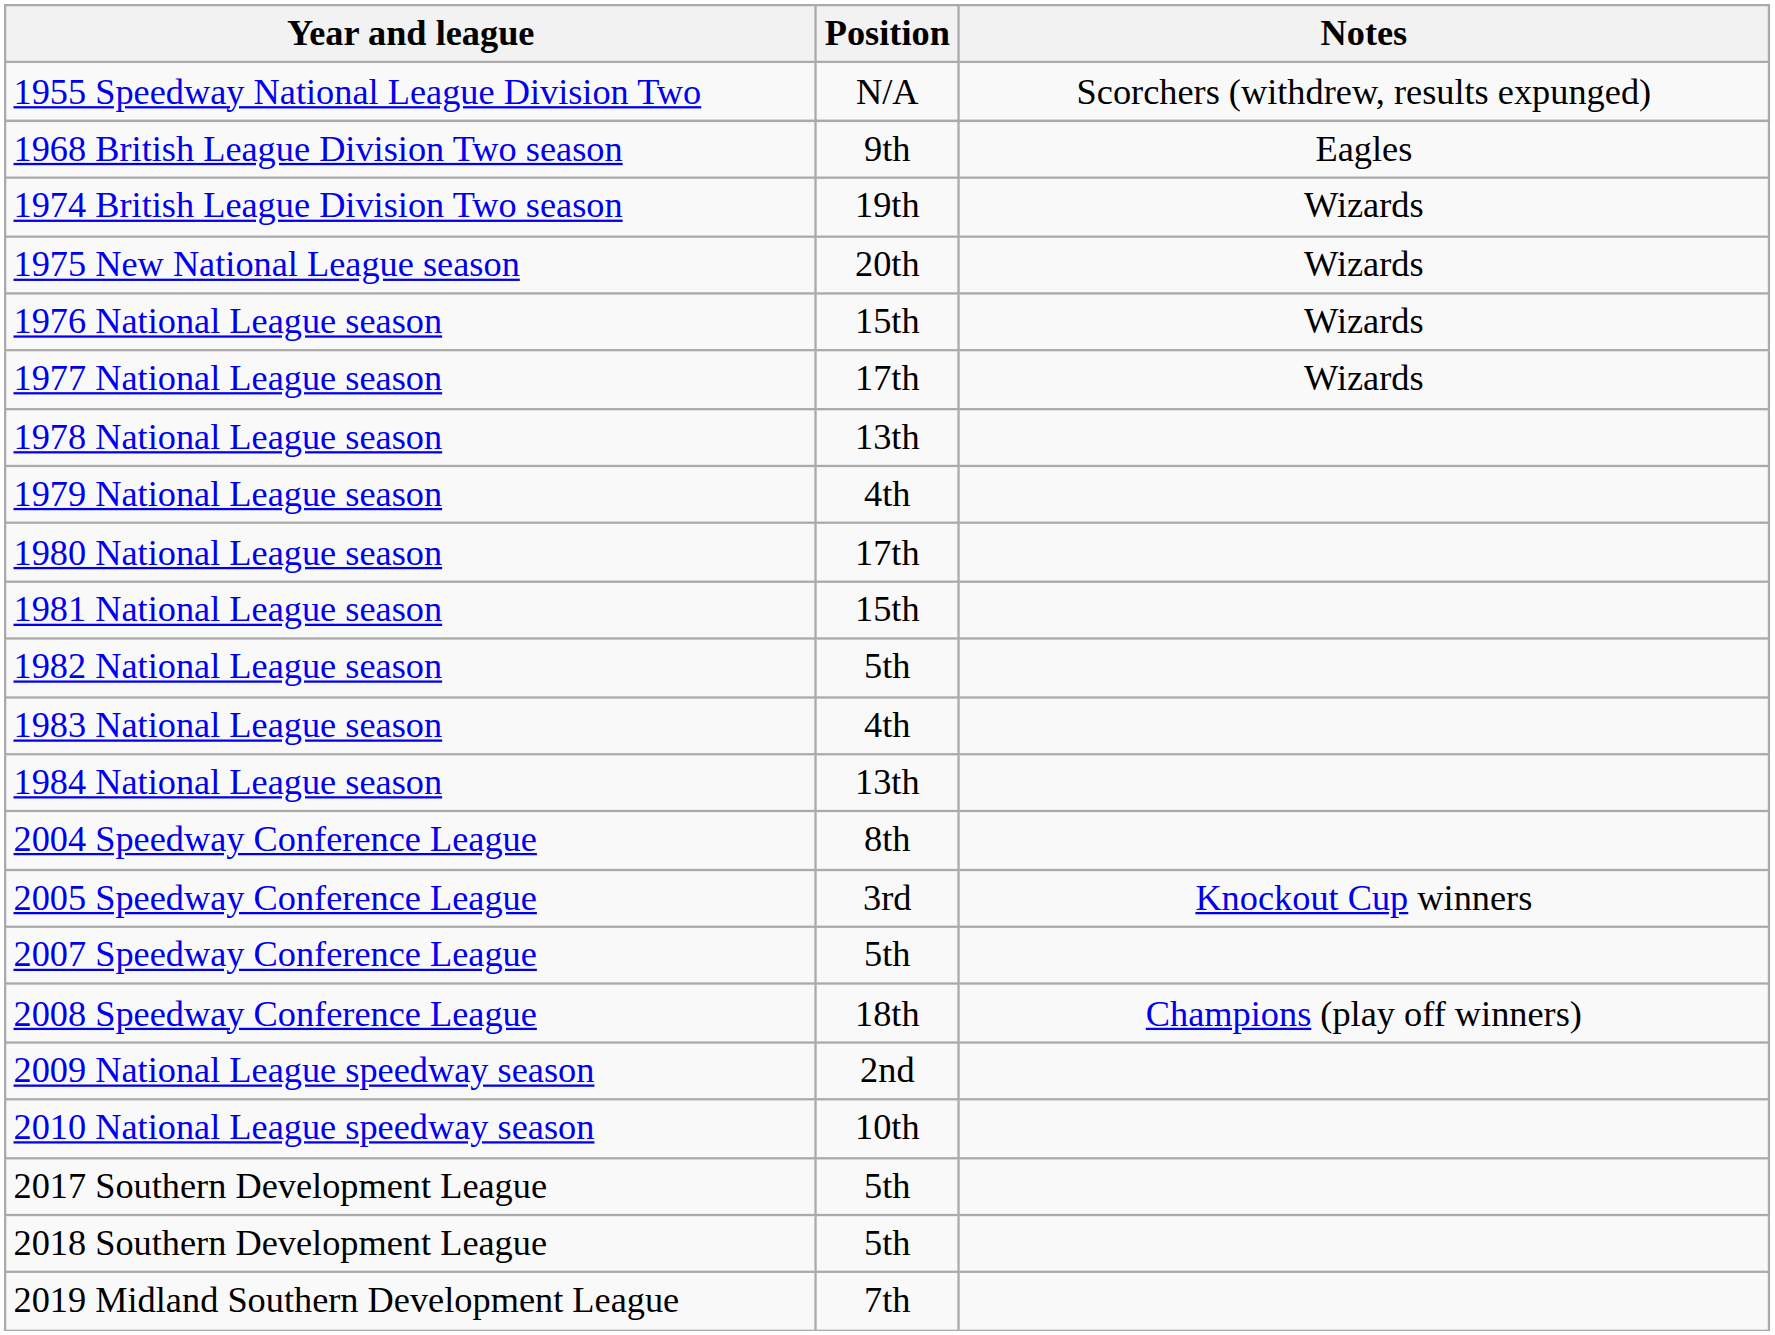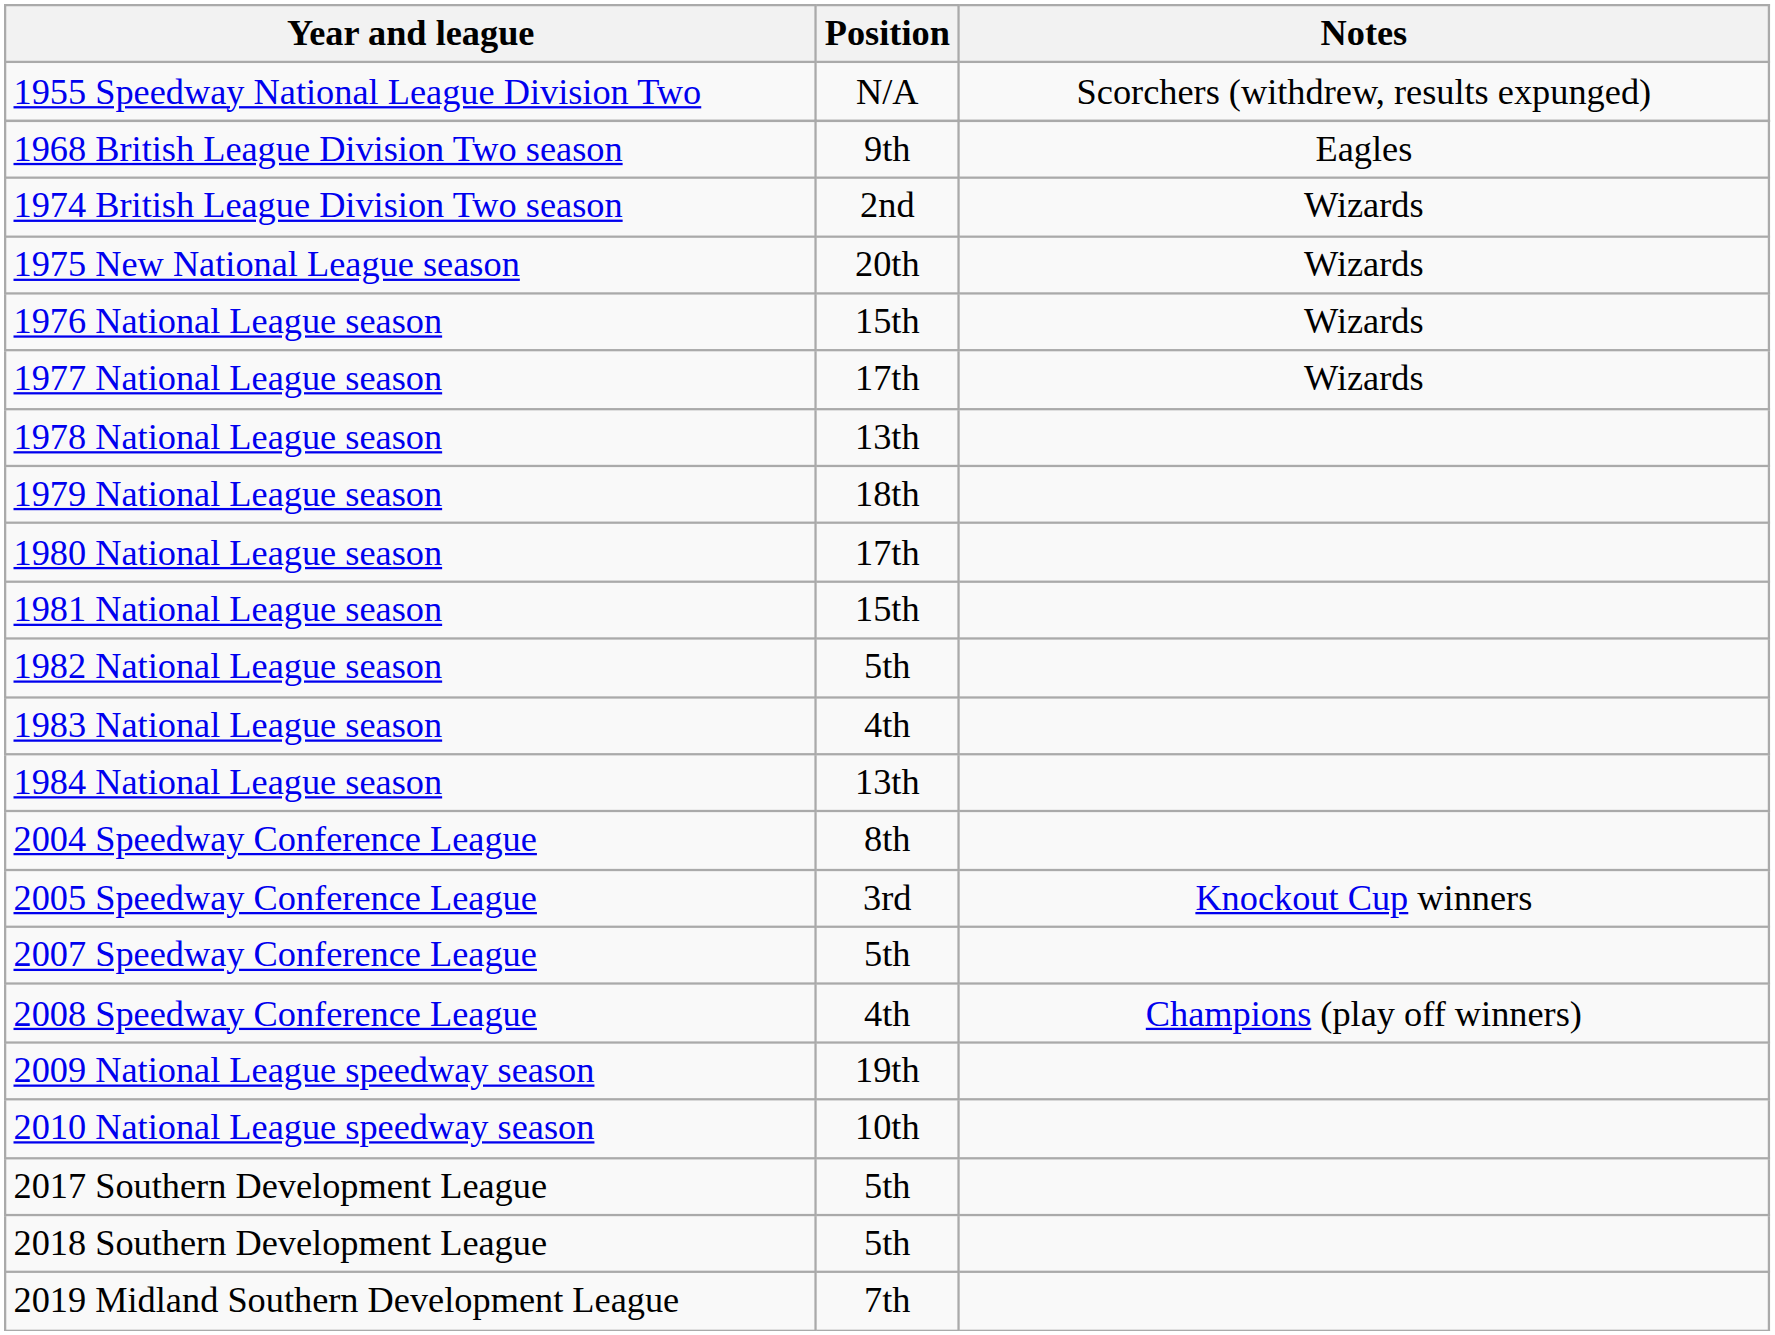(887, 206) 19th -> (887, 206) 2nd
(887, 494) 4th -> (887, 494) 18th
(887, 1012) 18th -> (887, 1012) 4th
(887, 1070) 2nd -> (887, 1070) 19th
